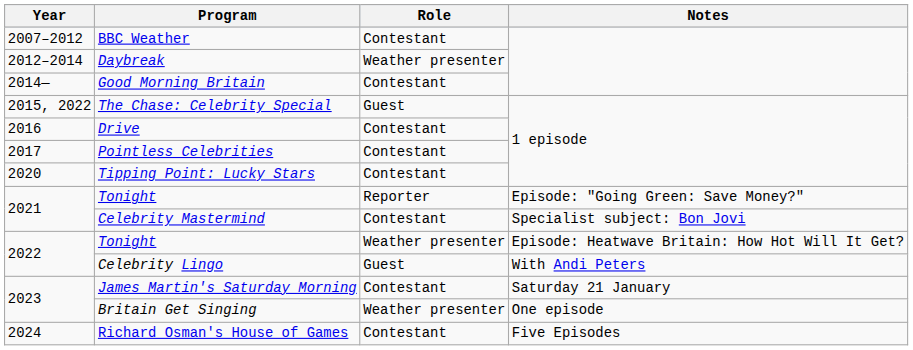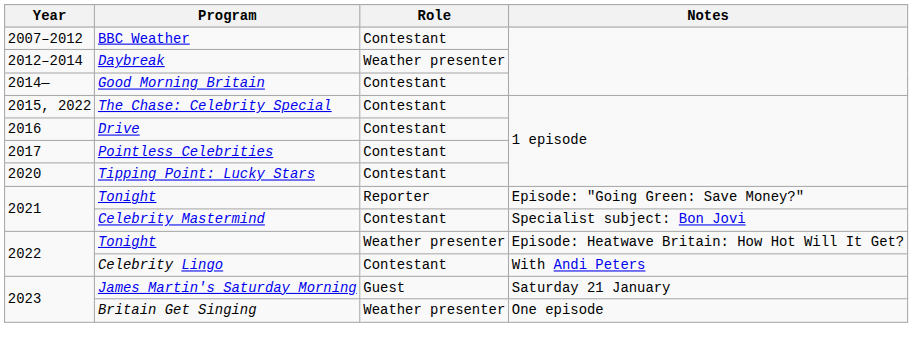(384, 107) Guest -> (405, 107) Contestant
(384, 265) Guest -> (405, 265) Contestant
(405, 288) Contestant -> (384, 288) Guest
- row: (25, 333)
